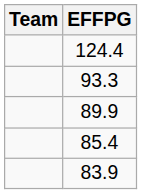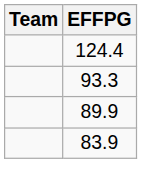- row: (99, 142)
